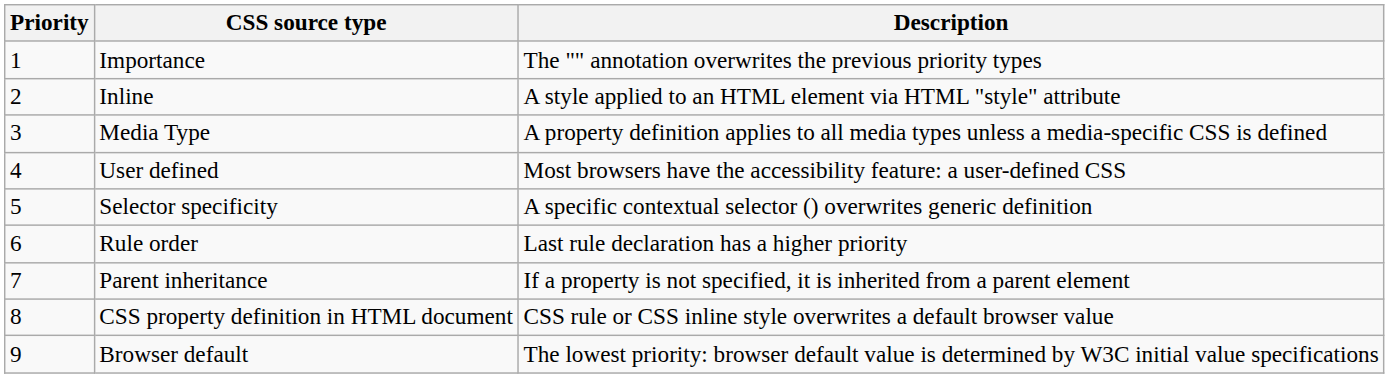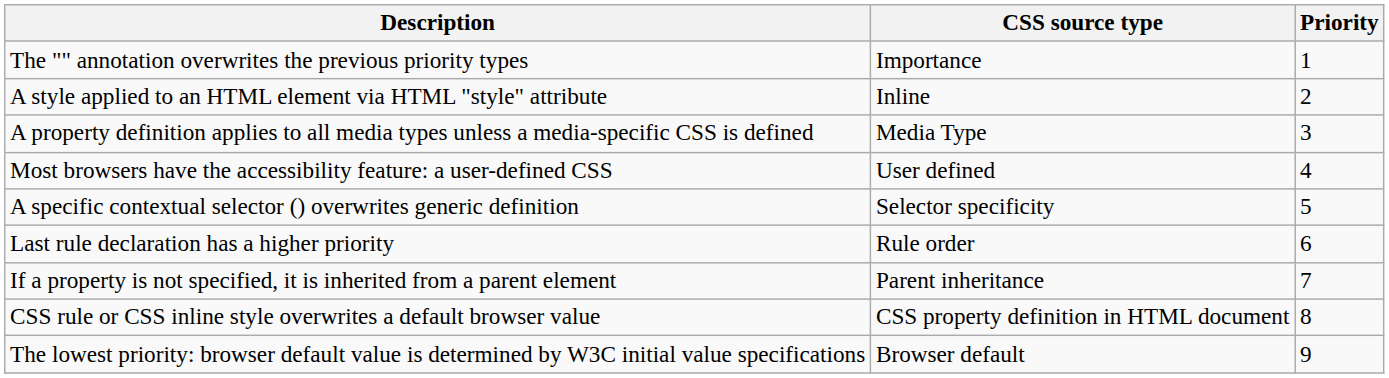columns swapped: (49, 22) <-> (951, 22)
